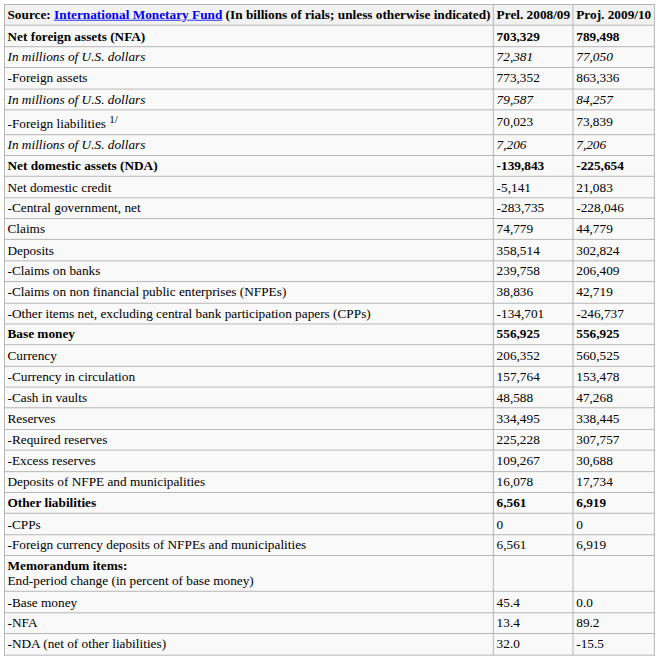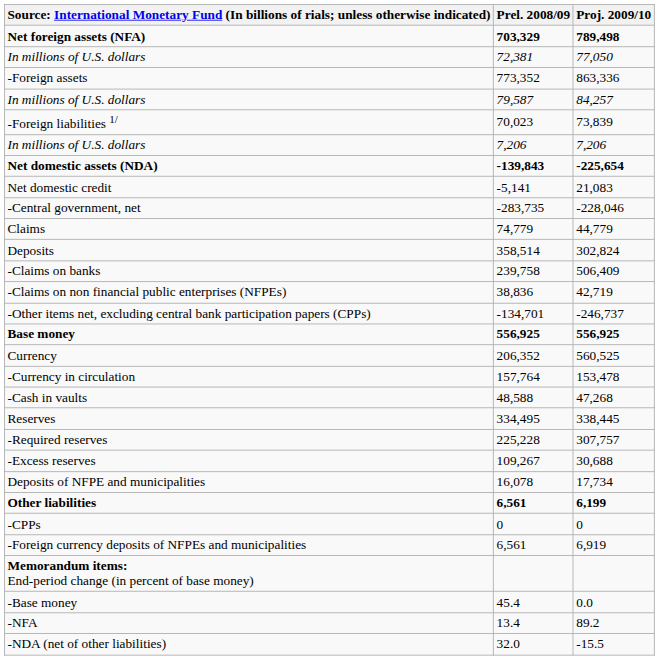(598, 271) 206,409 -> (598, 271) 506,409
(591, 503) 6,919 -> (591, 503) 6,199
